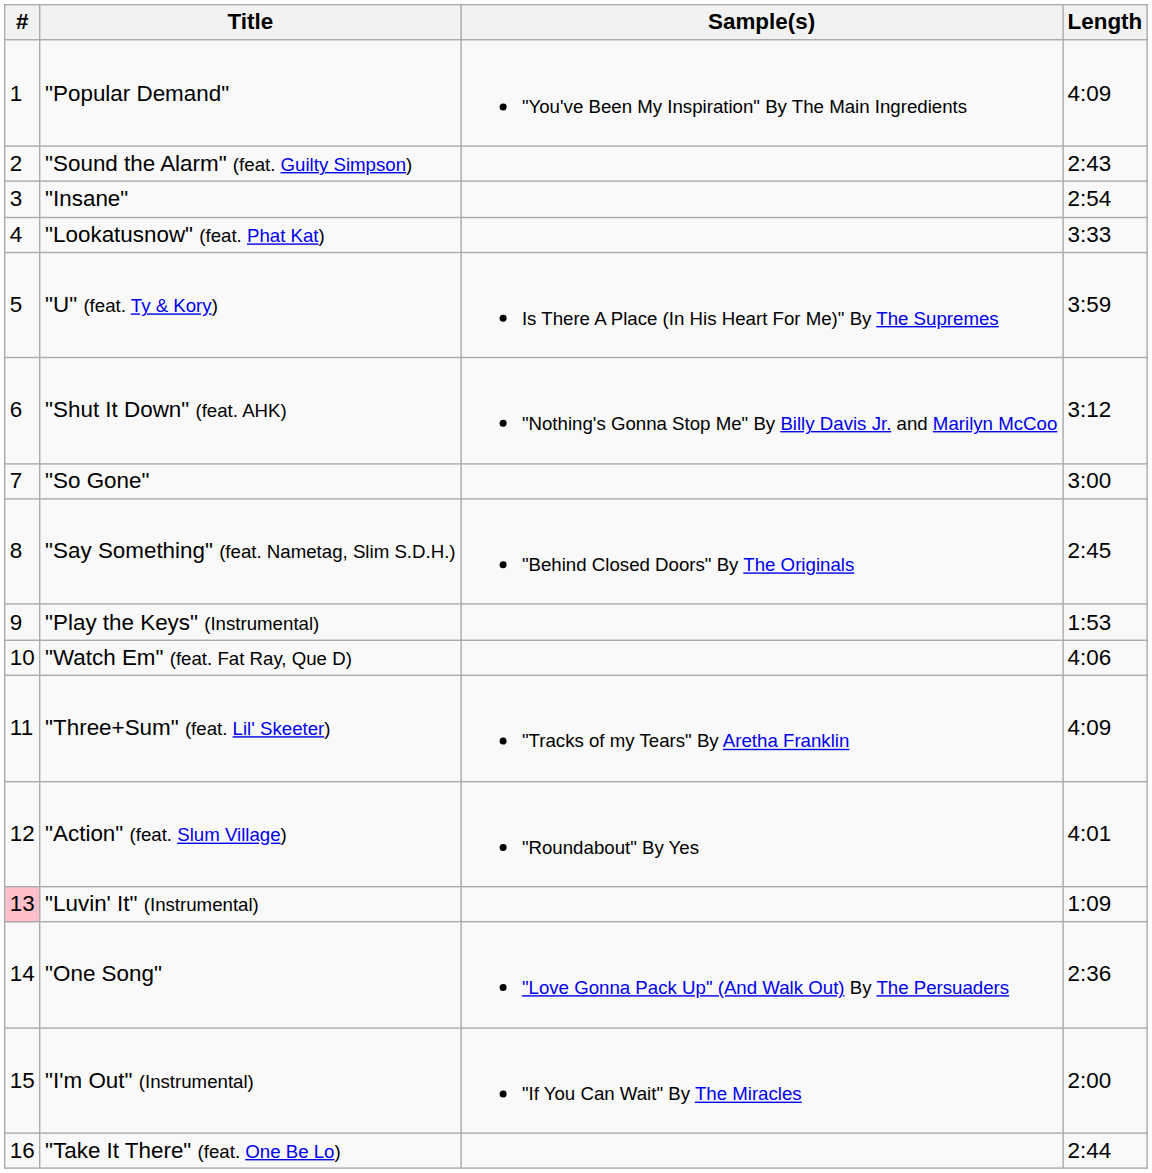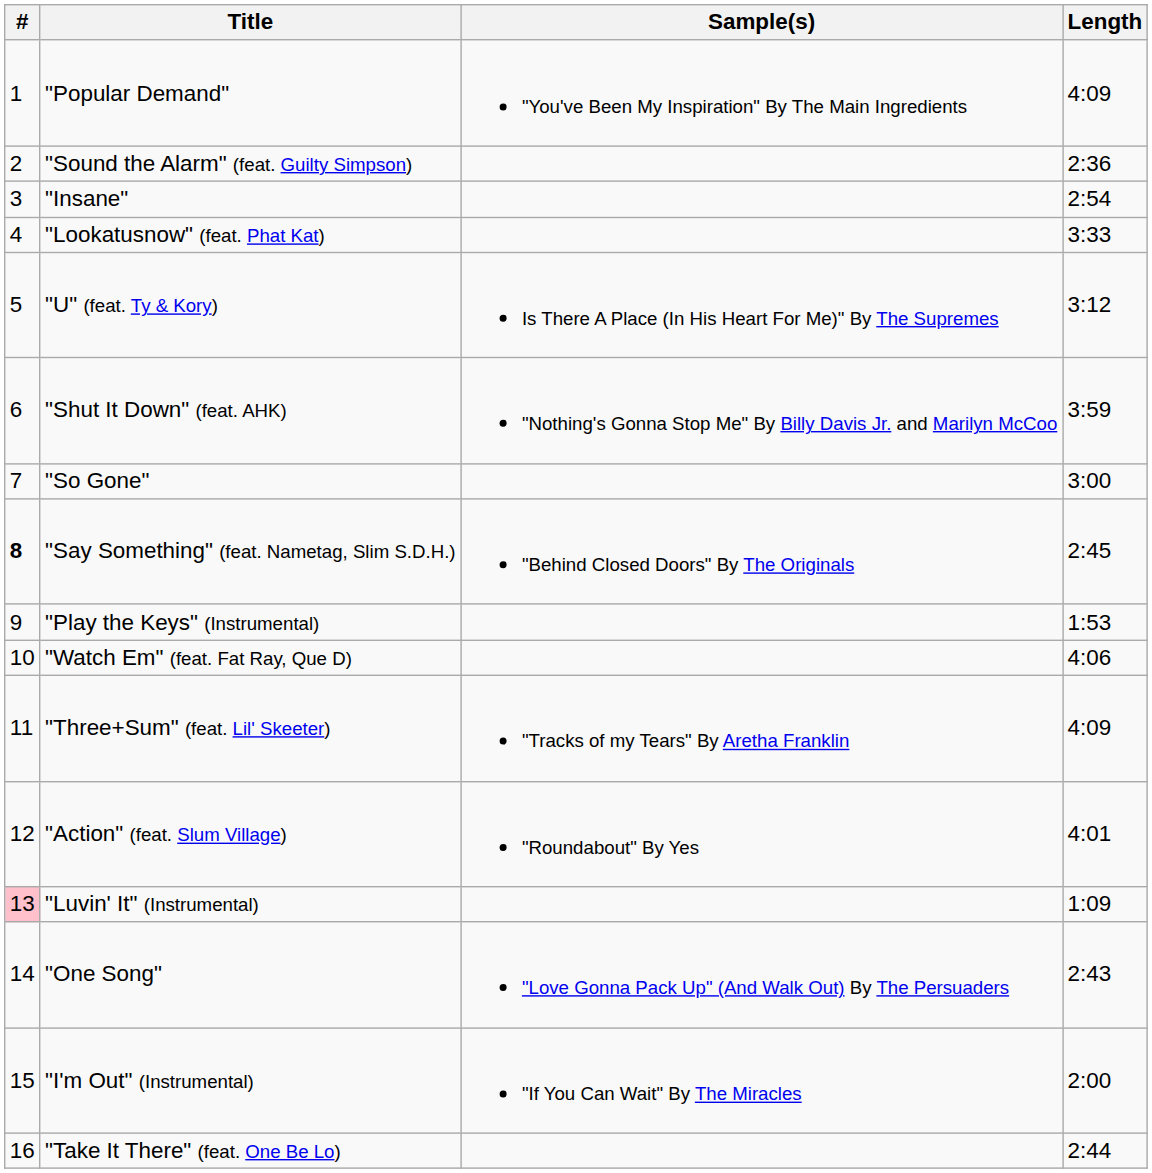(1089, 163) 2:43 -> (1089, 163) 2:36
(1089, 304) 3:59 -> (1089, 304) 3:12
(1089, 410) 3:12 -> (1089, 410) 3:59
(16, 551) normal -> (16, 551) bold
(1089, 974) 2:36 -> (1089, 974) 2:43
